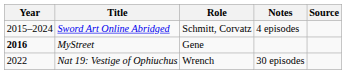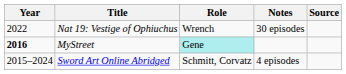rows swapped: (114, 28) <-> (117, 61)
(193, 45) no background -> (193, 45) paleturquoise background
